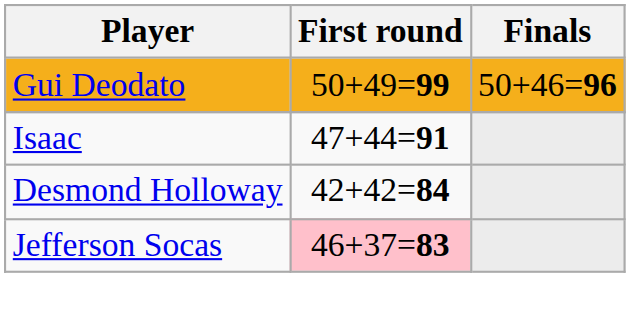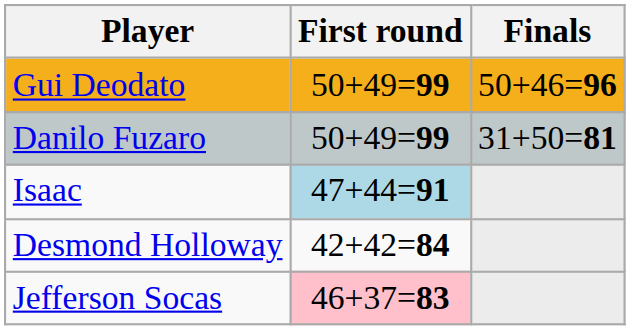+ row: (109, 137)
(380, 137) no background -> (380, 191) lightblue background
